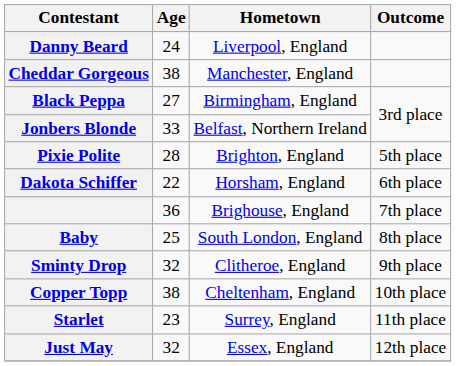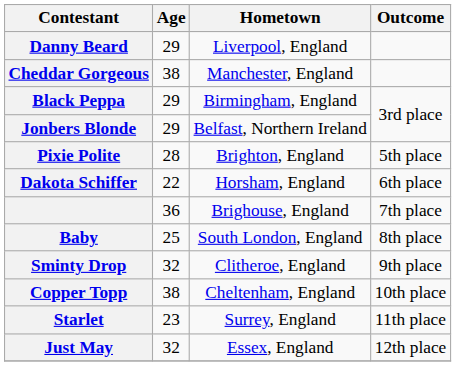(171, 45) 24 -> (171, 45) 29
(171, 100) 27 -> (171, 100) 29
(171, 127) 33 -> (171, 127) 29
